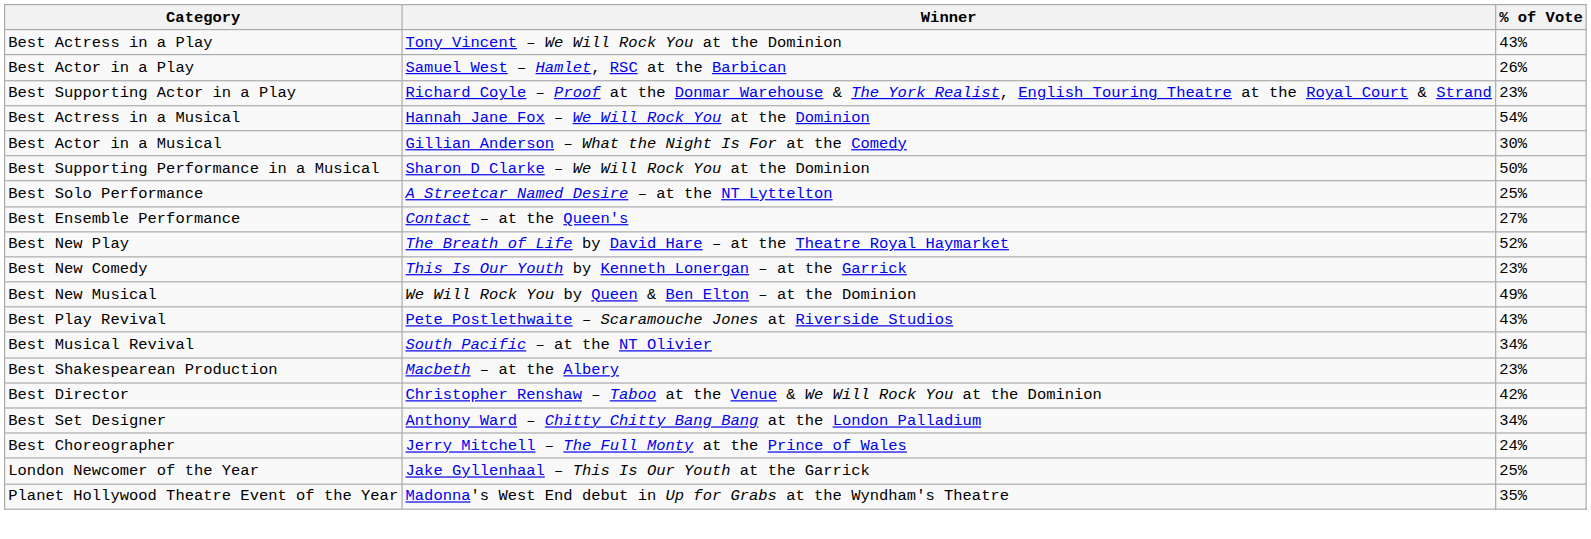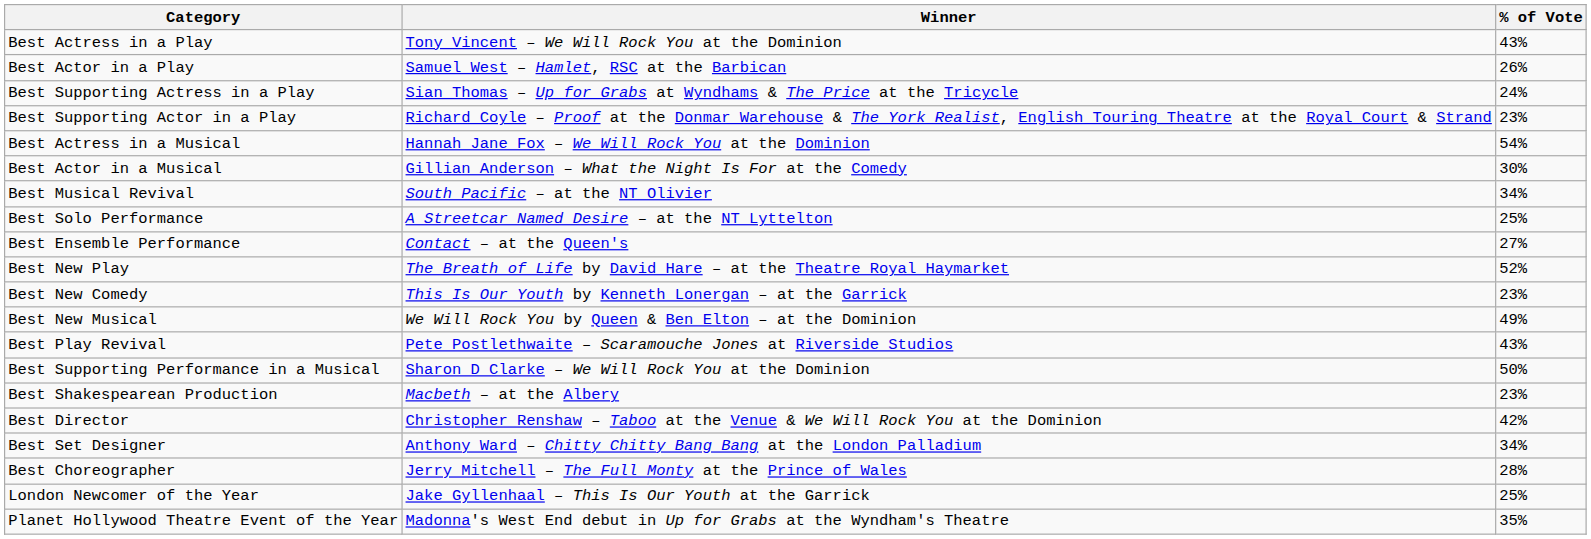+ row: (161, 93)
rows swapped: (194, 168) <-> (101, 345)
(1513, 446) 24% -> (1513, 471) 28%
